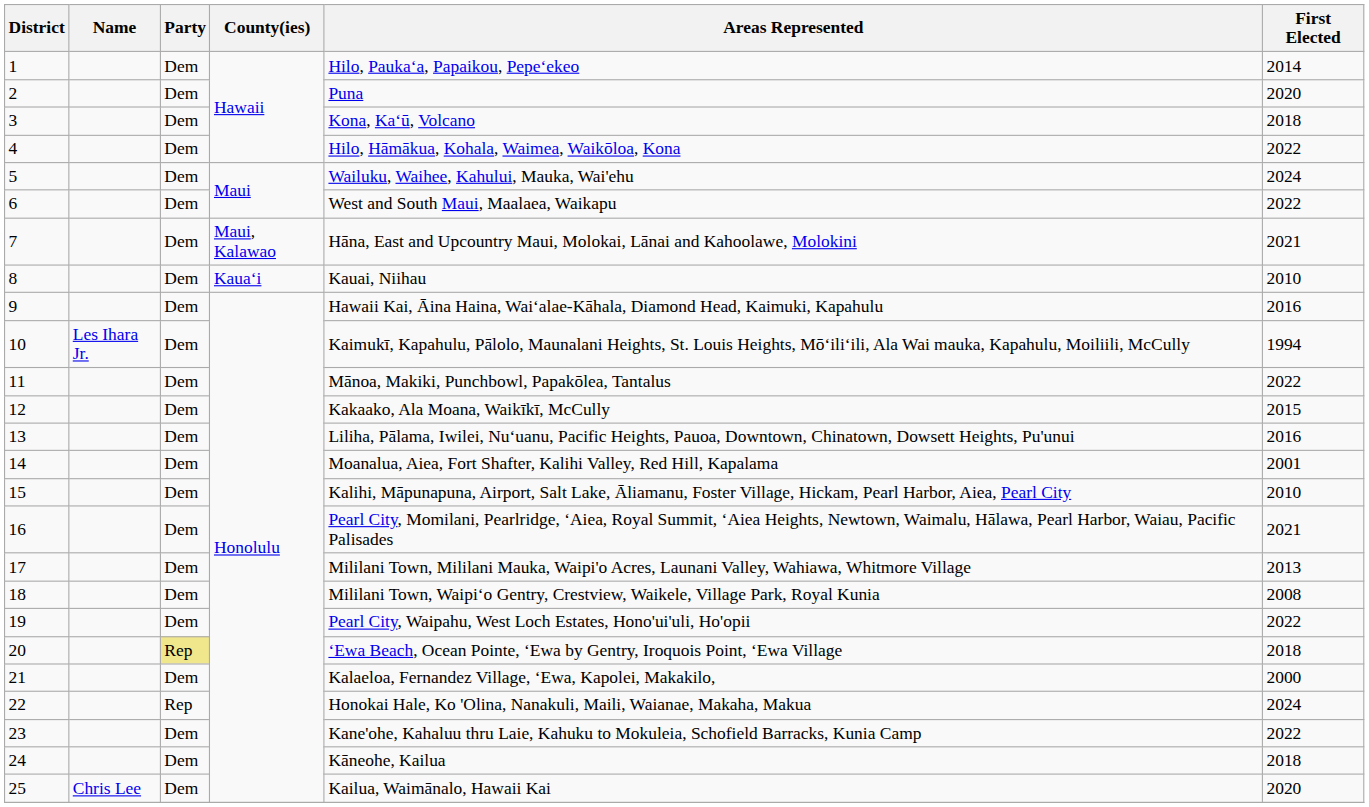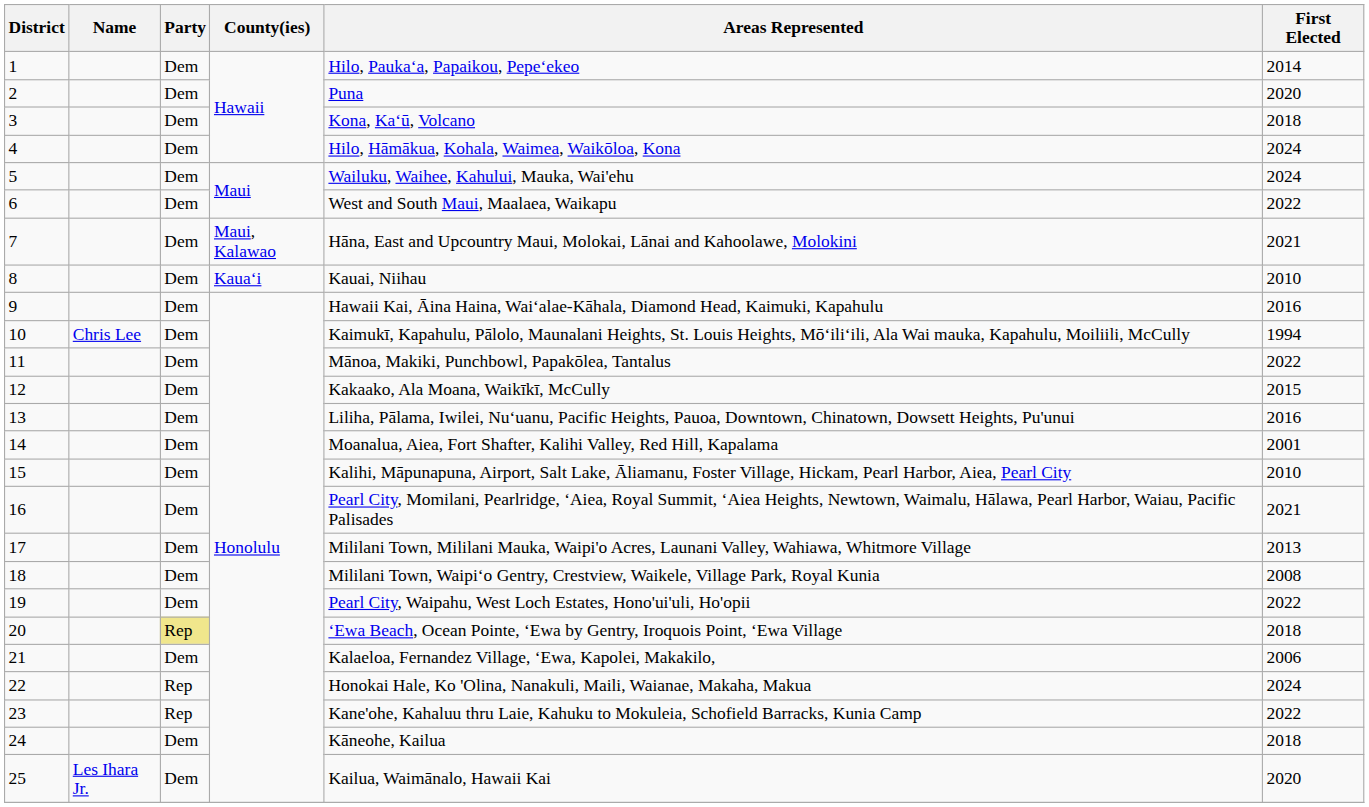(1284, 148) 2022 -> (1284, 148) 2024
(105, 343) Les Ihara Jr. -> (107, 334) Chris Lee
(1284, 677) 2000 -> (1284, 658) 2006
(181, 732) Dem -> (178, 713) Rep
(107, 788) Chris Lee -> (105, 778) Les Ihara Jr.
